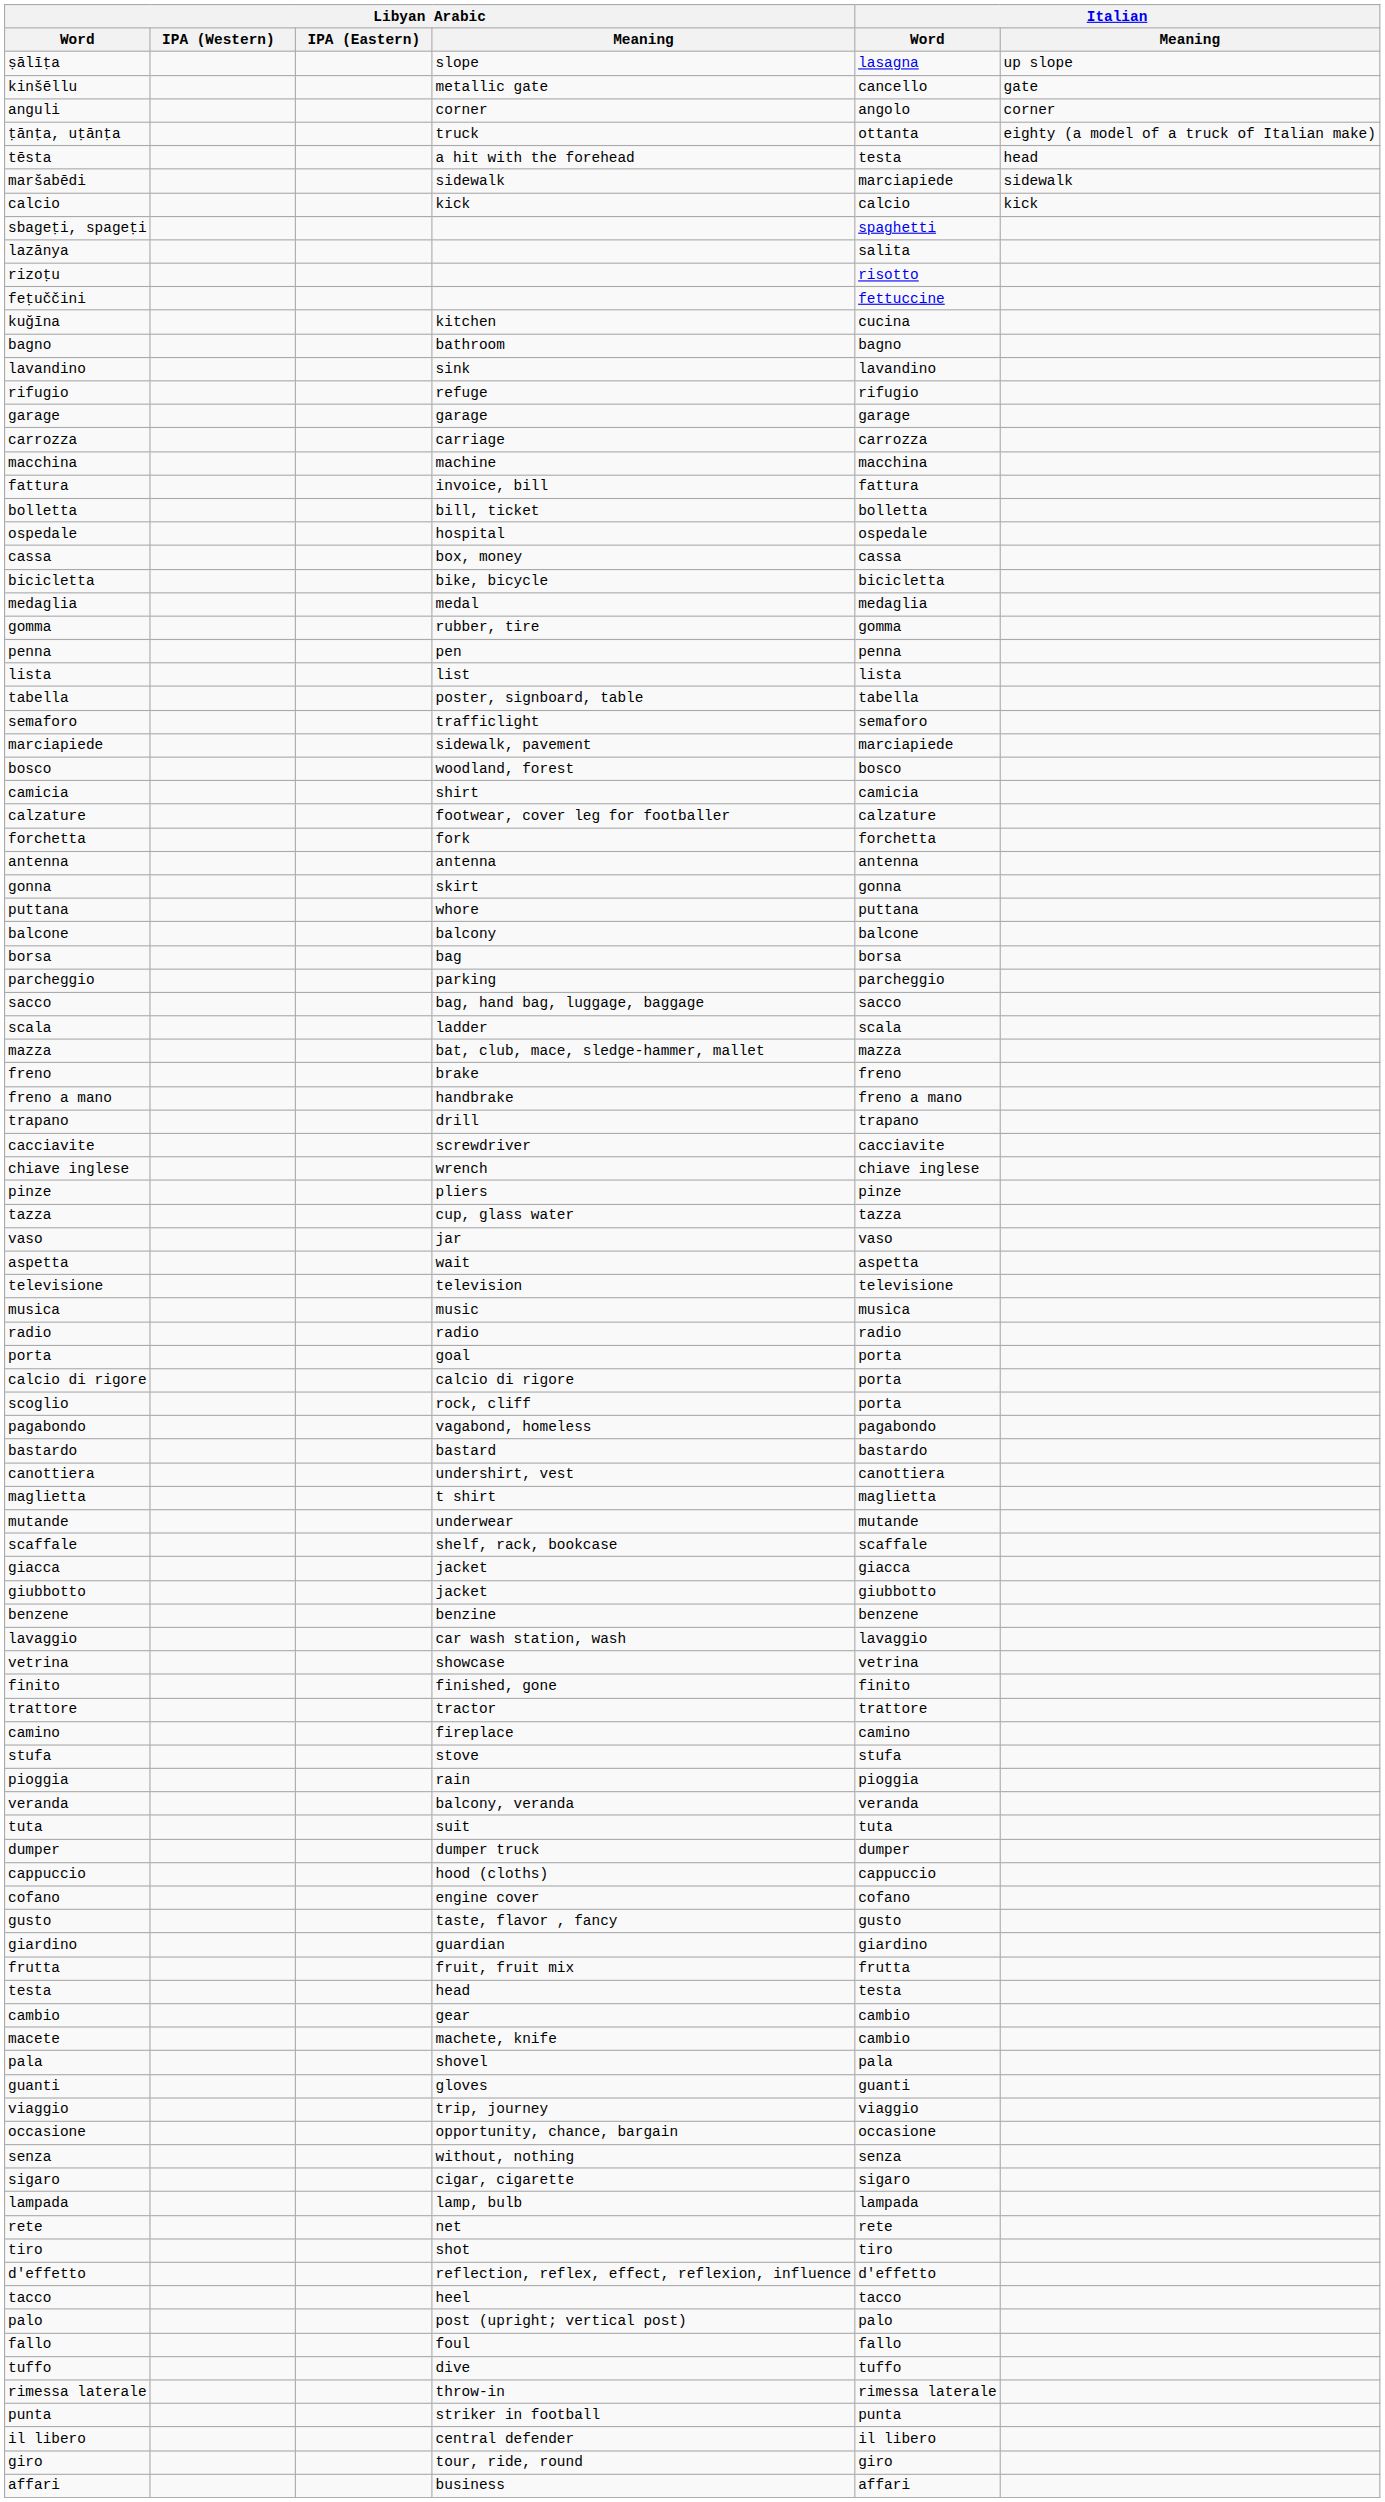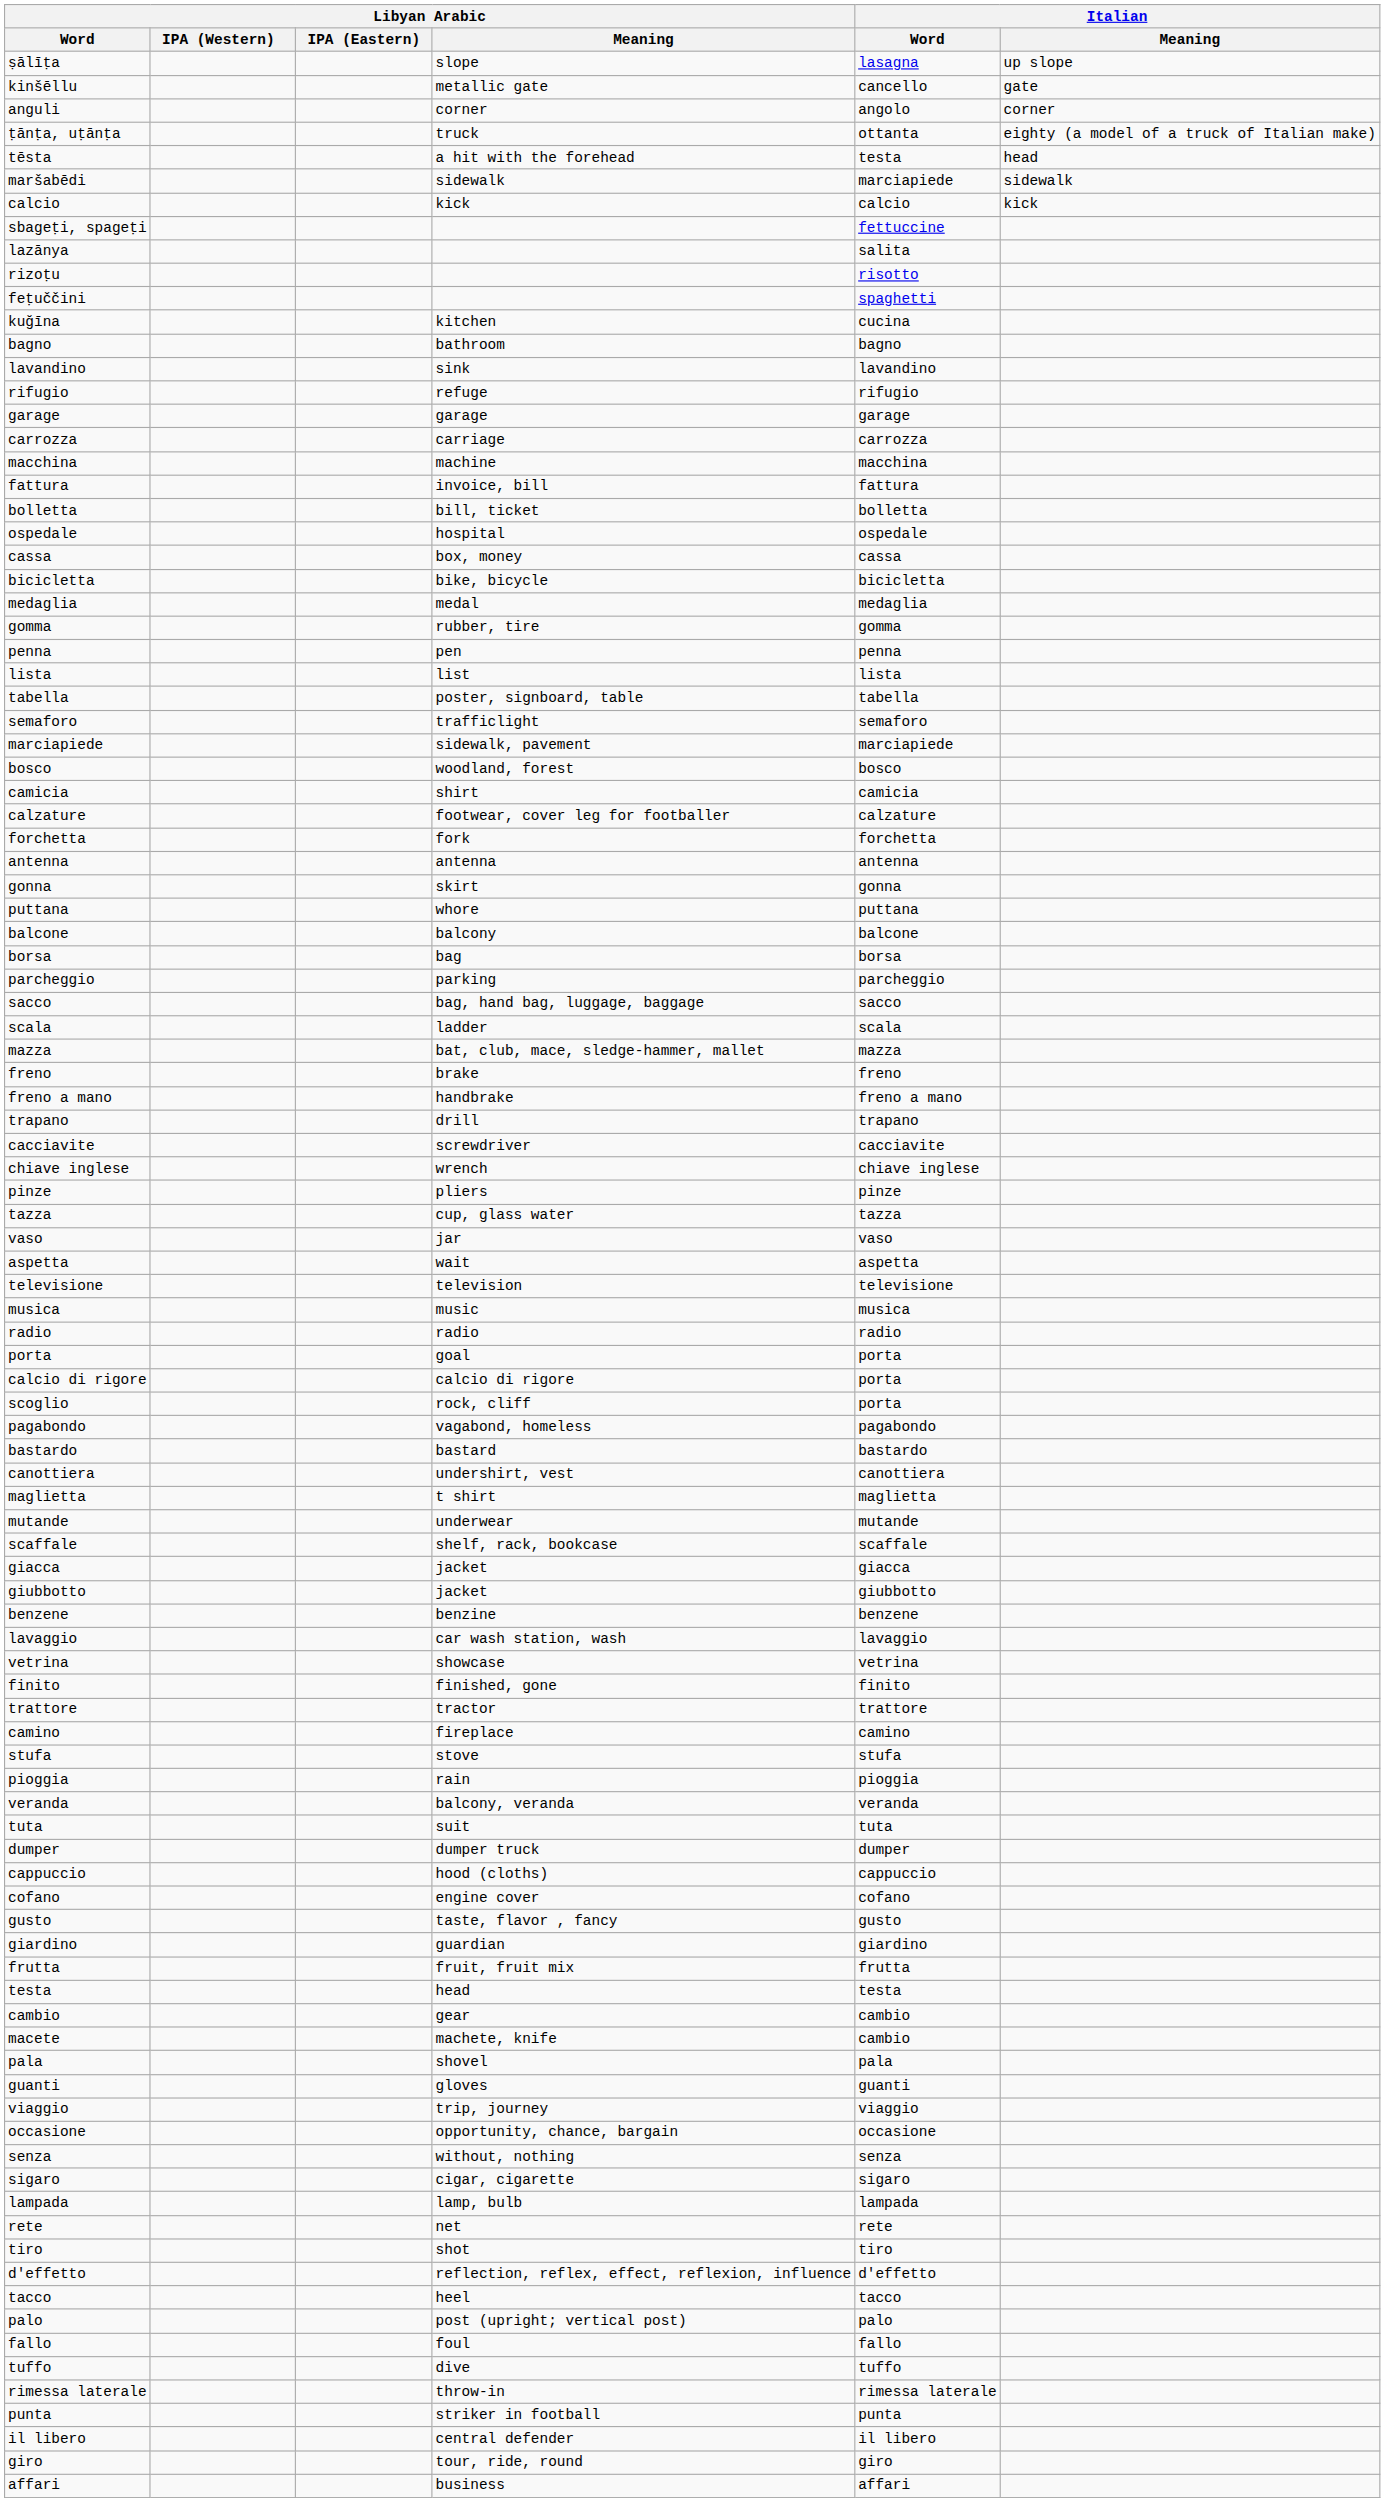(897, 228) spaghetti -> (901, 228) fettuccine
(901, 299) fettuccine -> (897, 299) spaghetti
